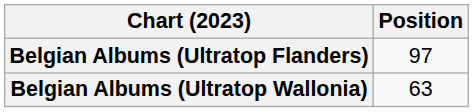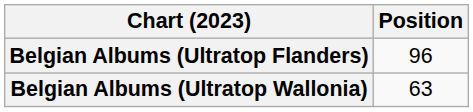(421, 55) 97 -> (421, 55) 96
